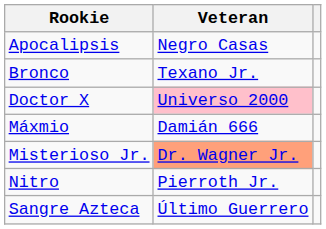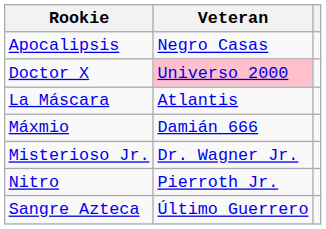- row: (39, 73)
+ row: (59, 100)
(228, 155) lightsalmon background -> (228, 155) no background
